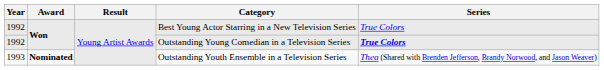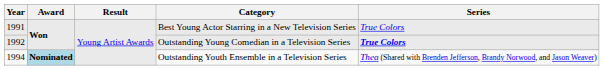(16, 27) 1992 -> (16, 27) 1991
(16, 58) 1993 -> (16, 58) 1994
(51, 58) no background -> (51, 58) lightblue background
